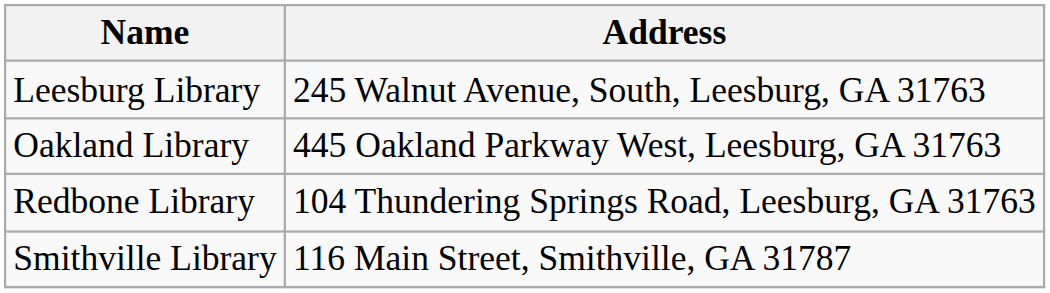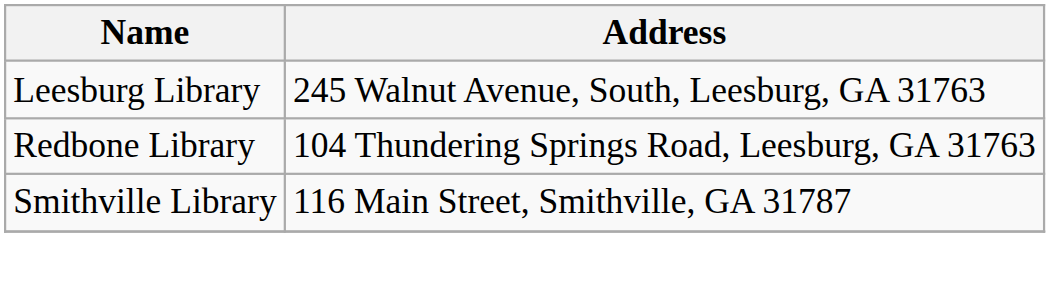- row: (131, 145)
